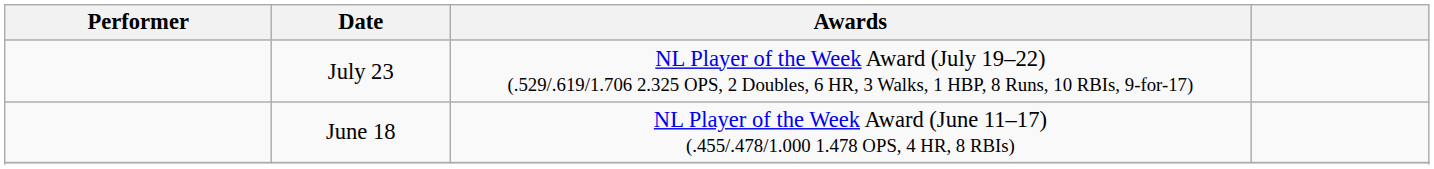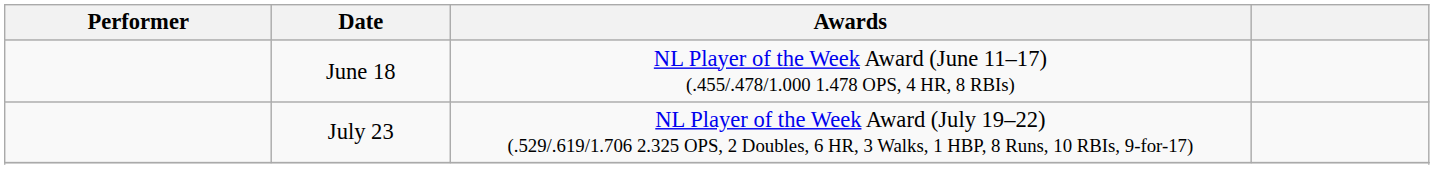rows swapped: (361, 132) <-> (361, 70)
